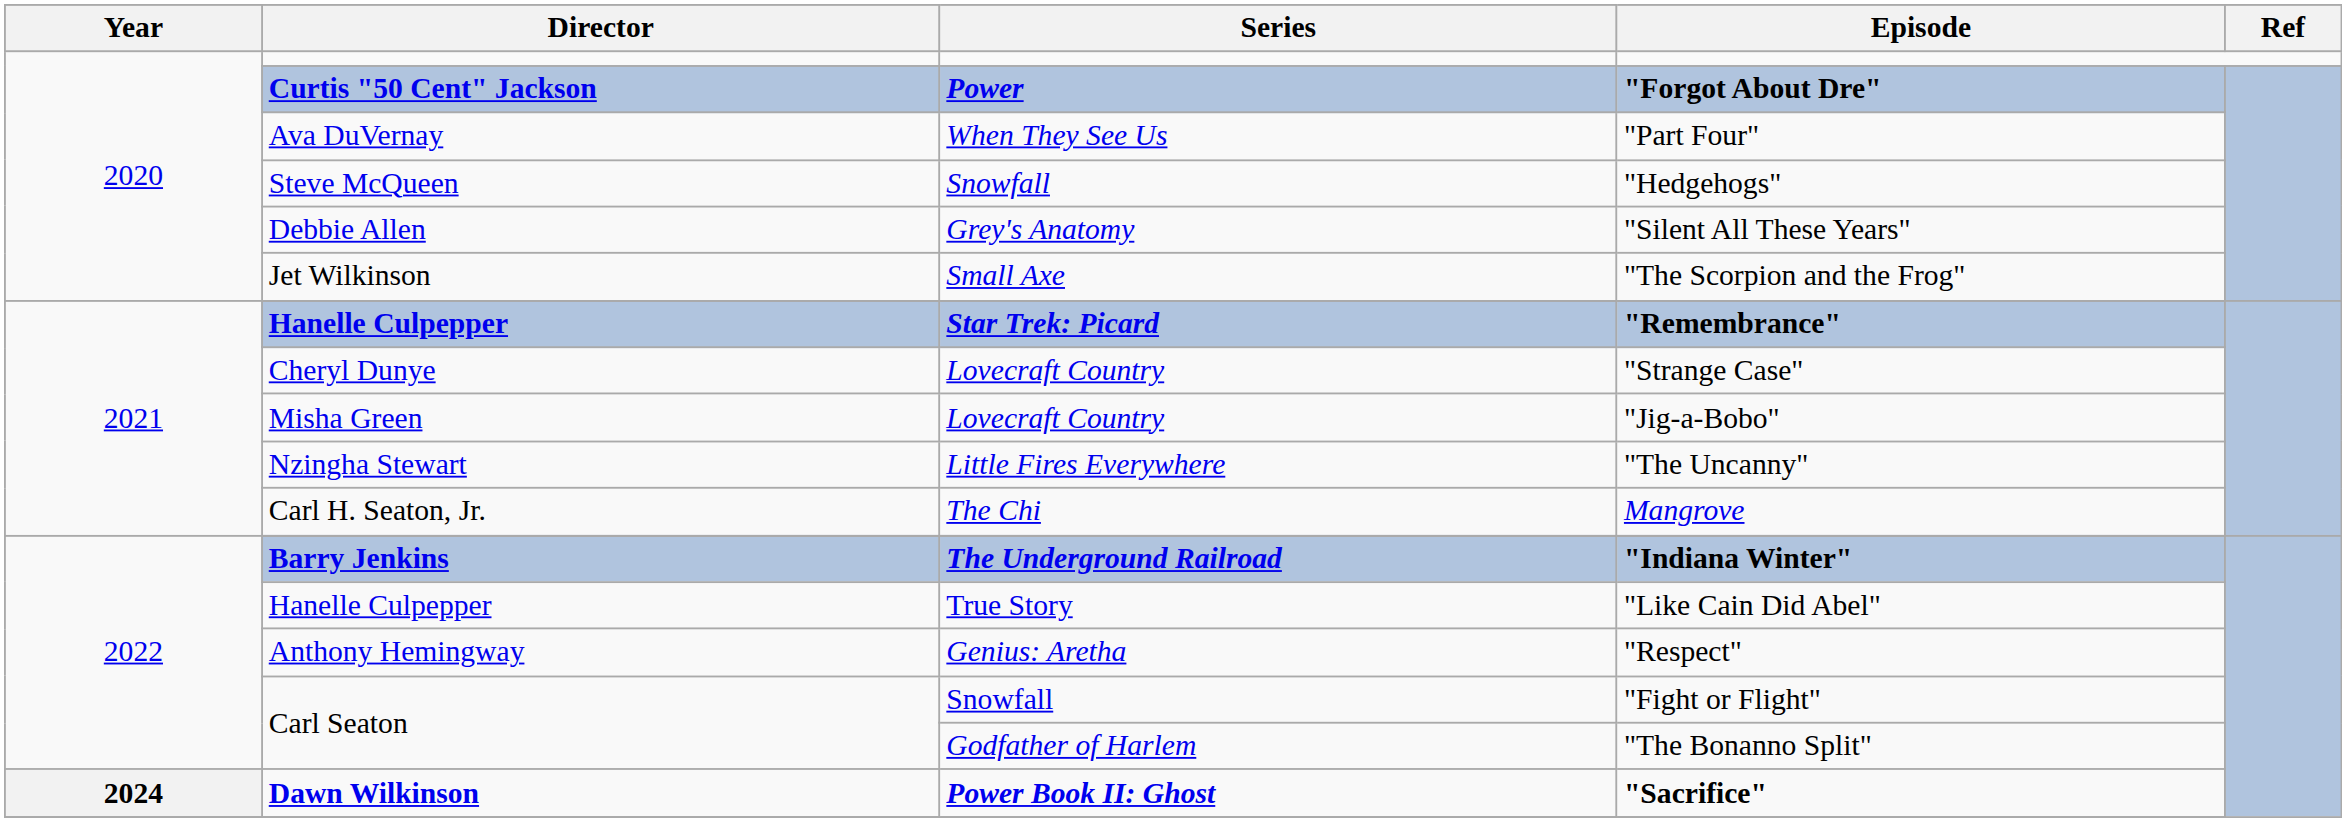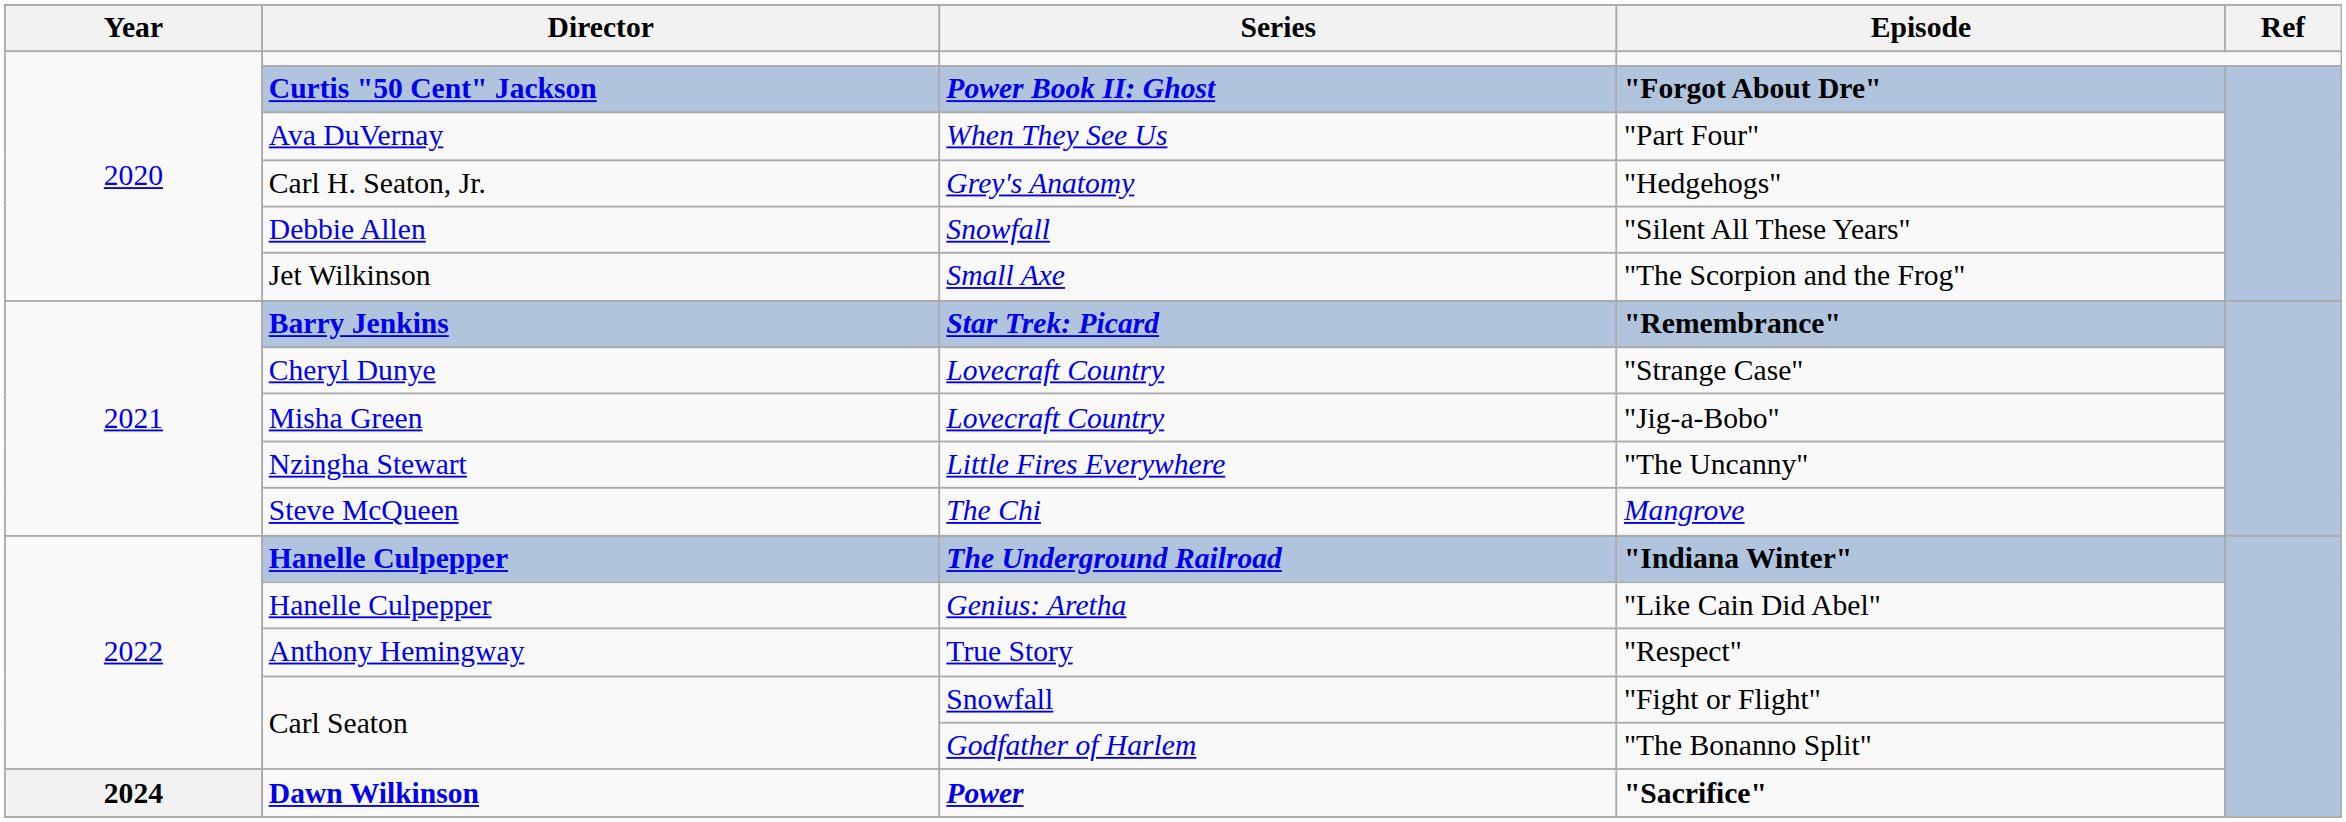(985, 88) Power -> (1081, 88) Power Book II: Ghost
(364, 182) Steve McQueen -> (377, 182) Carl H. Seaton, Jr.
(998, 182) Snowfall -> (1040, 182) Grey's Anatomy
(1040, 229) Grey's Anatomy -> (998, 229) Snowfall
(388, 323) Hanelle Culpepper -> (359, 323) Barry Jenkins
(377, 511) Carl H. Seaton, Jr. -> (364, 511) Steve McQueen
(359, 557) Barry Jenkins -> (388, 557) Hanelle Culpepper
(1010, 604) True Story -> (1036, 604) Genius: Aretha
(1036, 651) Genius: Aretha -> (1010, 651) True Story
(1081, 792) Power Book II: Ghost -> (985, 792) Power
